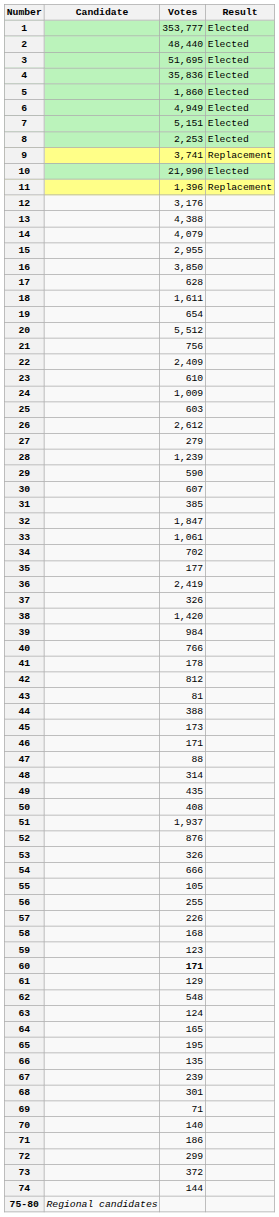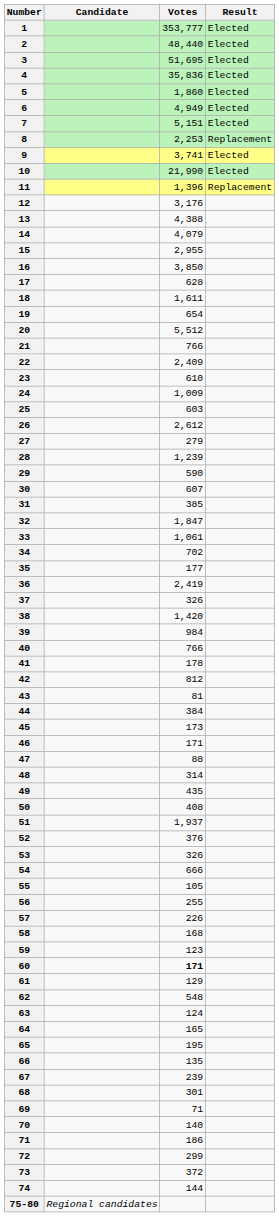(228, 139) Elected -> (240, 139) Replacement
(240, 155) Replacement -> (228, 155) Elected
(194, 346) 756 -> (194, 346) 766
(194, 712) 388 -> (194, 712) 384
(194, 839) 876 -> (194, 839) 376
